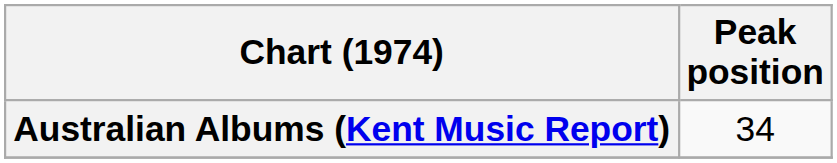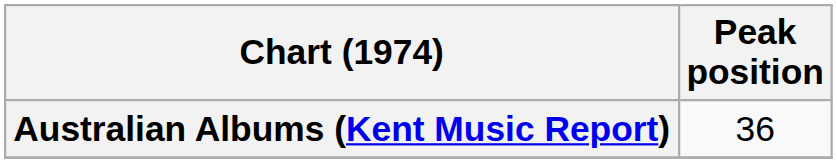(755, 128) 34 -> (755, 128) 36
